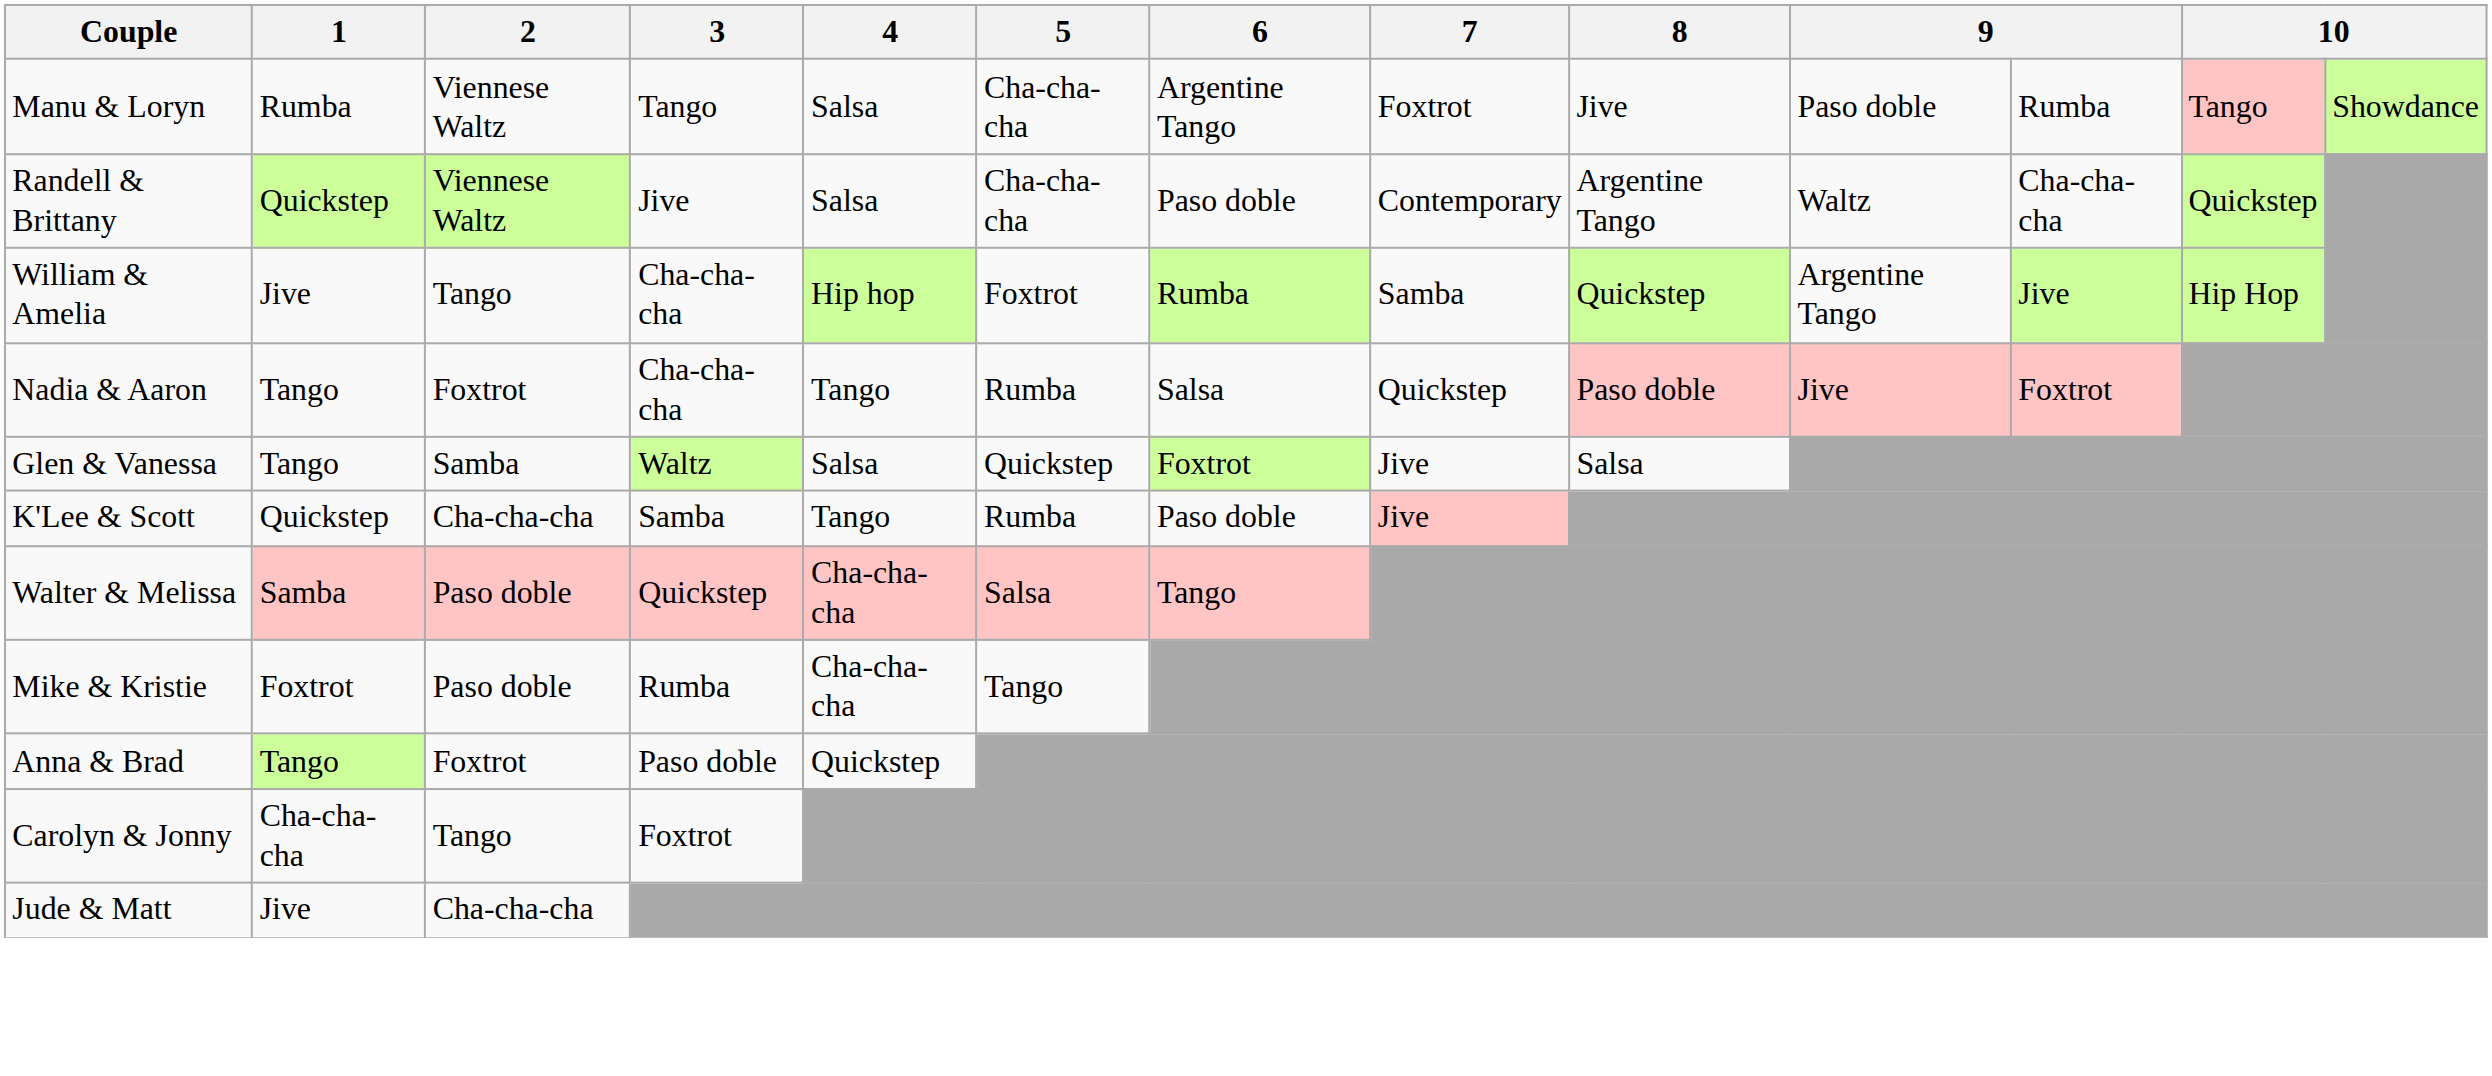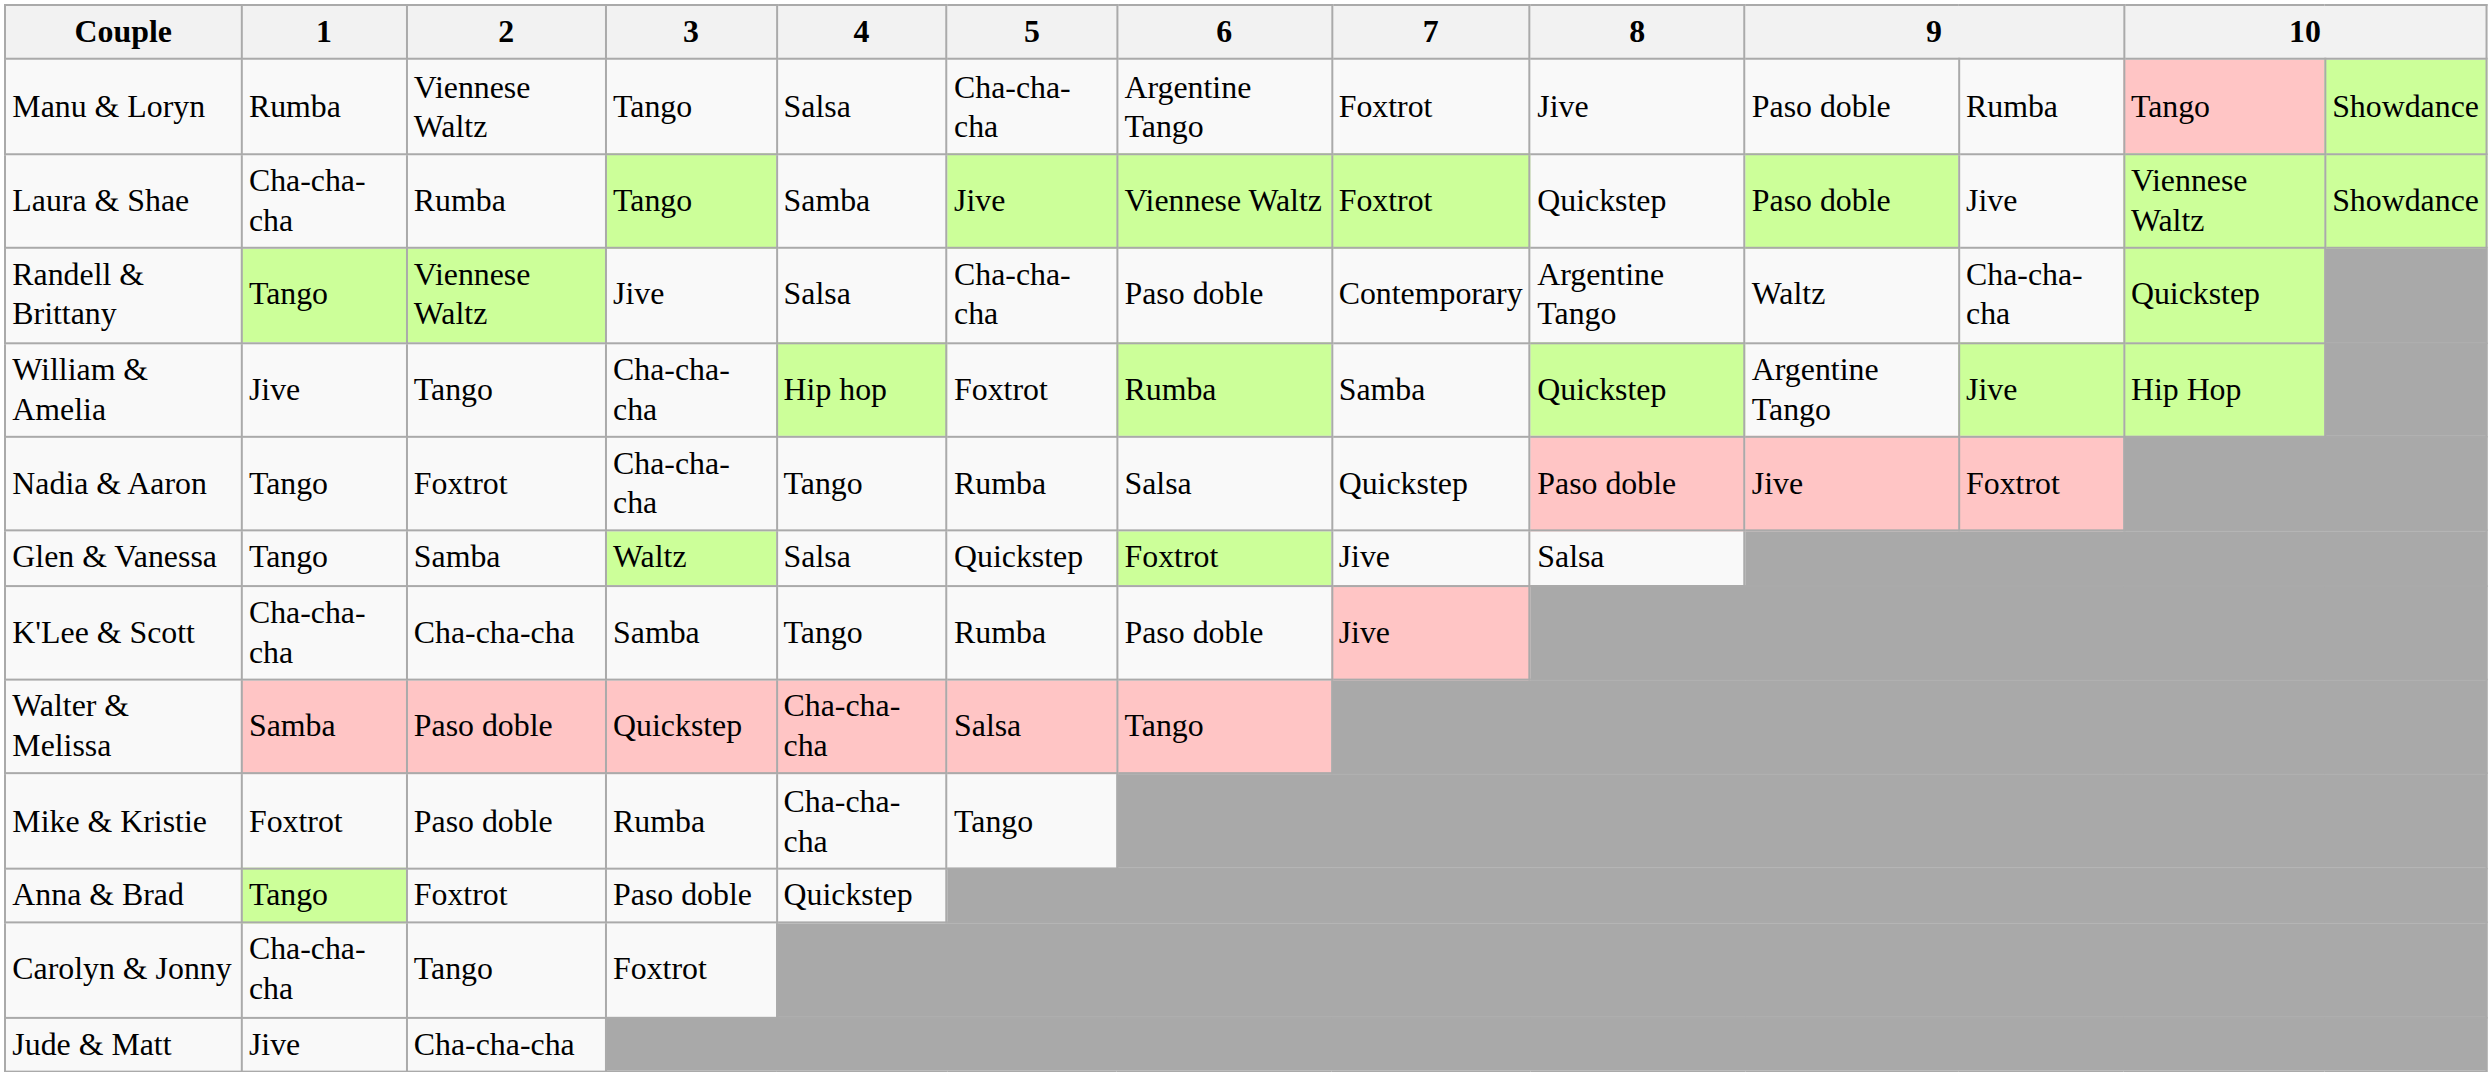+ row: (101, 200)
(324, 200) Quickstep -> (288, 294) Tango
(324, 517) Quickstep -> (307, 631) Cha-cha-cha
